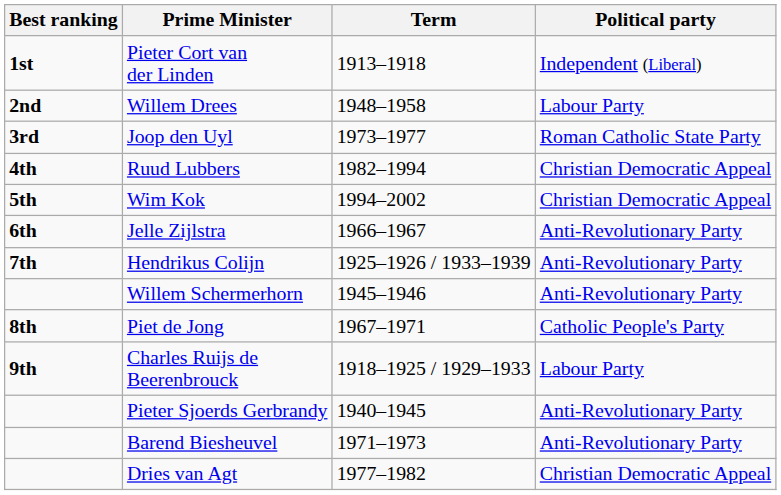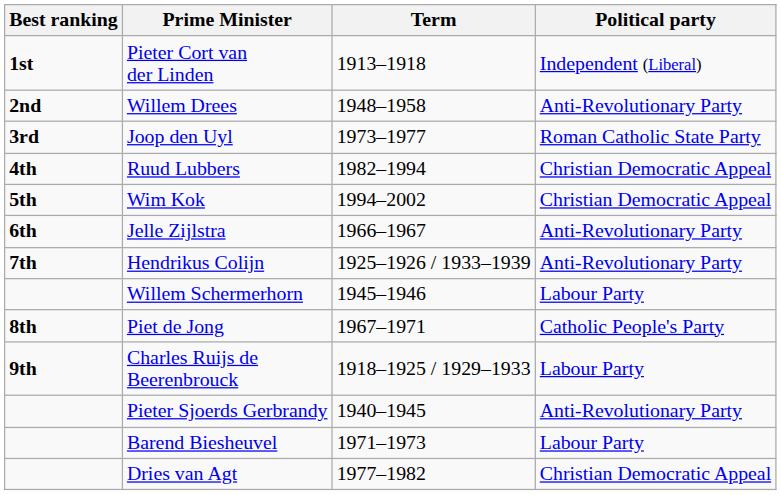(592, 105) Labour Party -> (641, 105) Anti-Revolutionary Party
(641, 294) Anti-Revolutionary Party -> (592, 294) Labour Party
(641, 442) Anti-Revolutionary Party -> (592, 442) Labour Party
